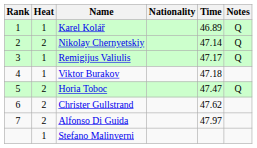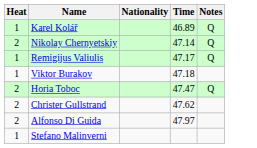- column: (18, 12)
